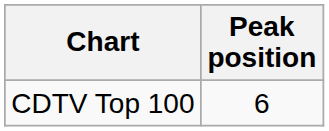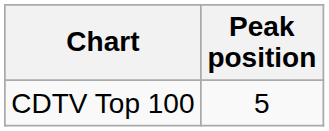(262, 102) 6 -> (262, 102) 5
